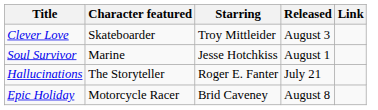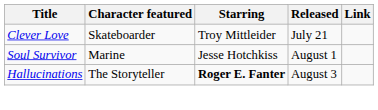(307, 34) August 3 -> (309, 34) July 21
(238, 74) normal -> (241, 74) bold
(303, 74) July 21 -> (314, 74) August 3
- row: (41, 94)
